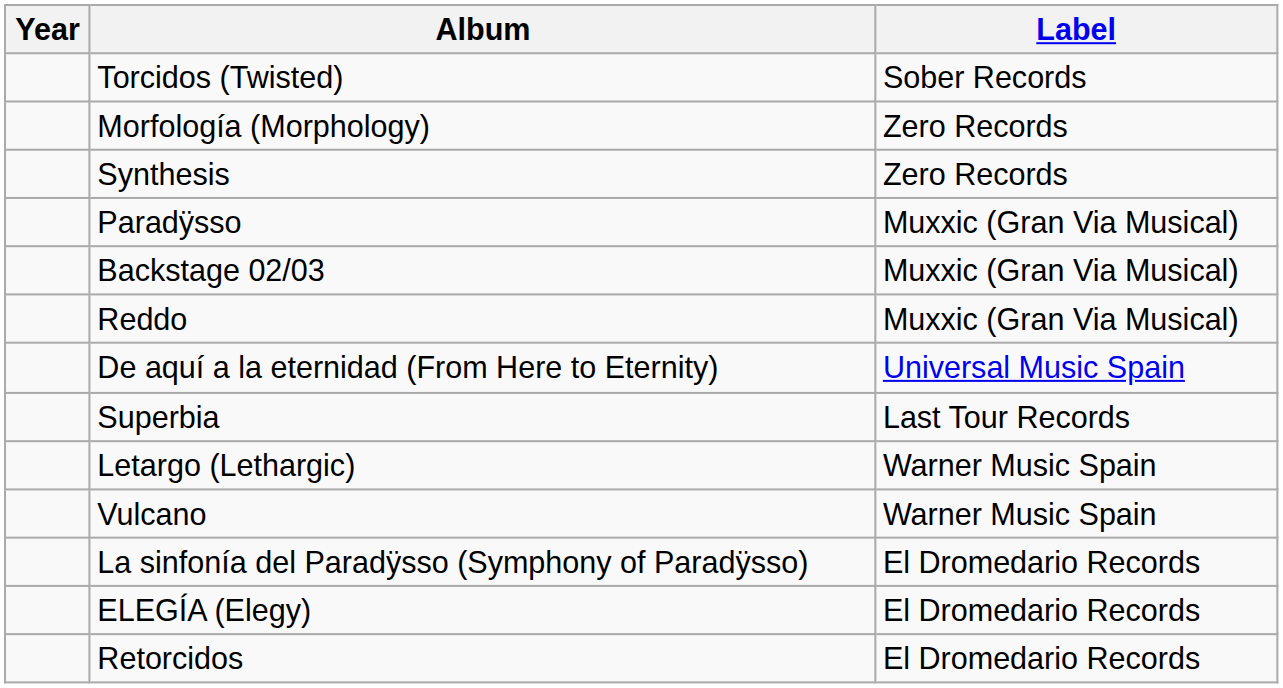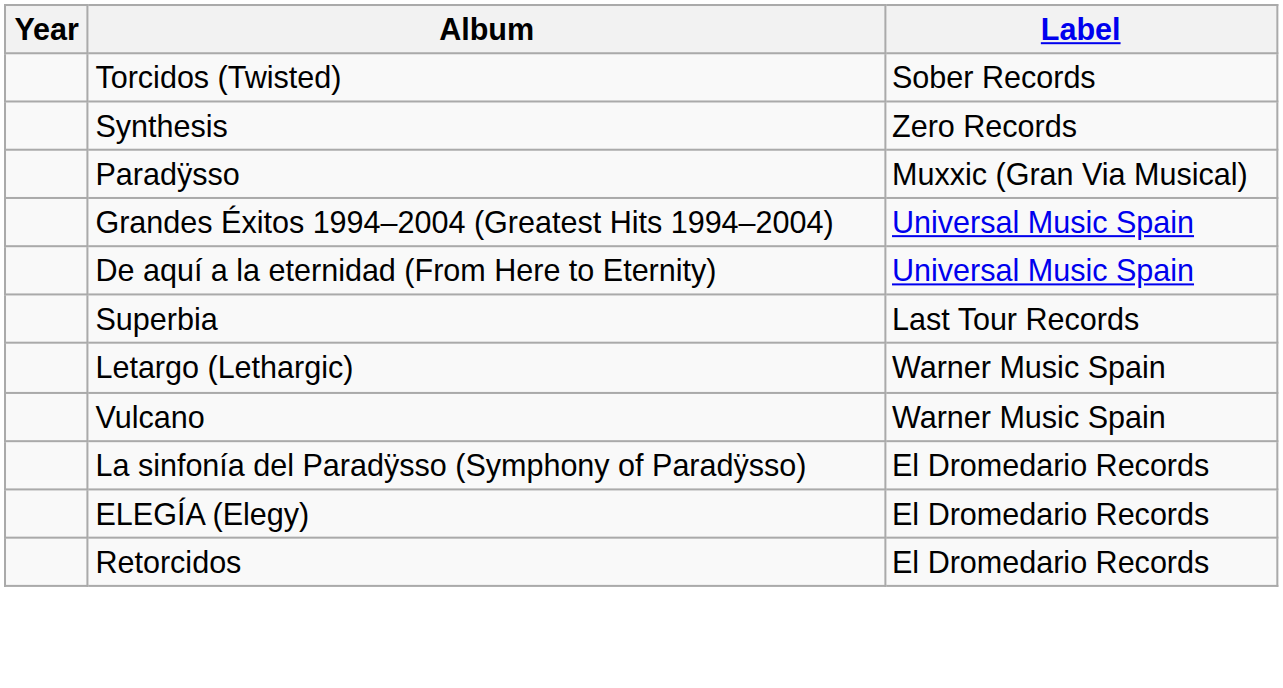- row: (264, 126)
- row: (211, 271)
- row: (142, 320)
+ row: (465, 223)
